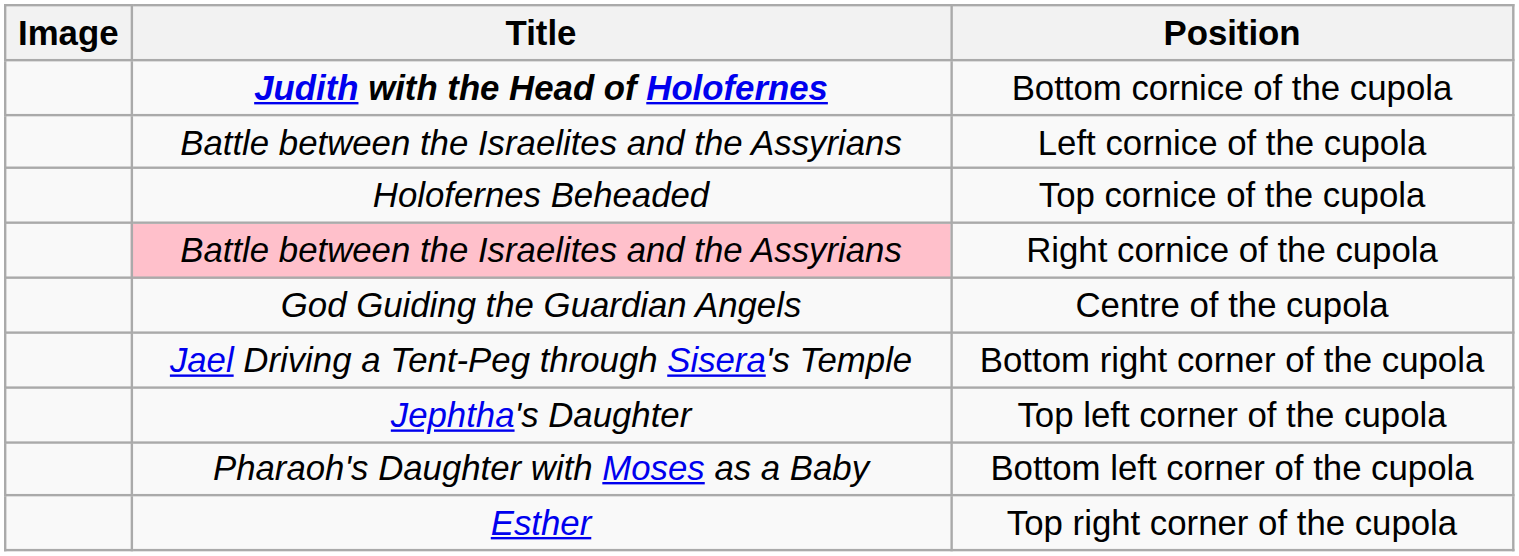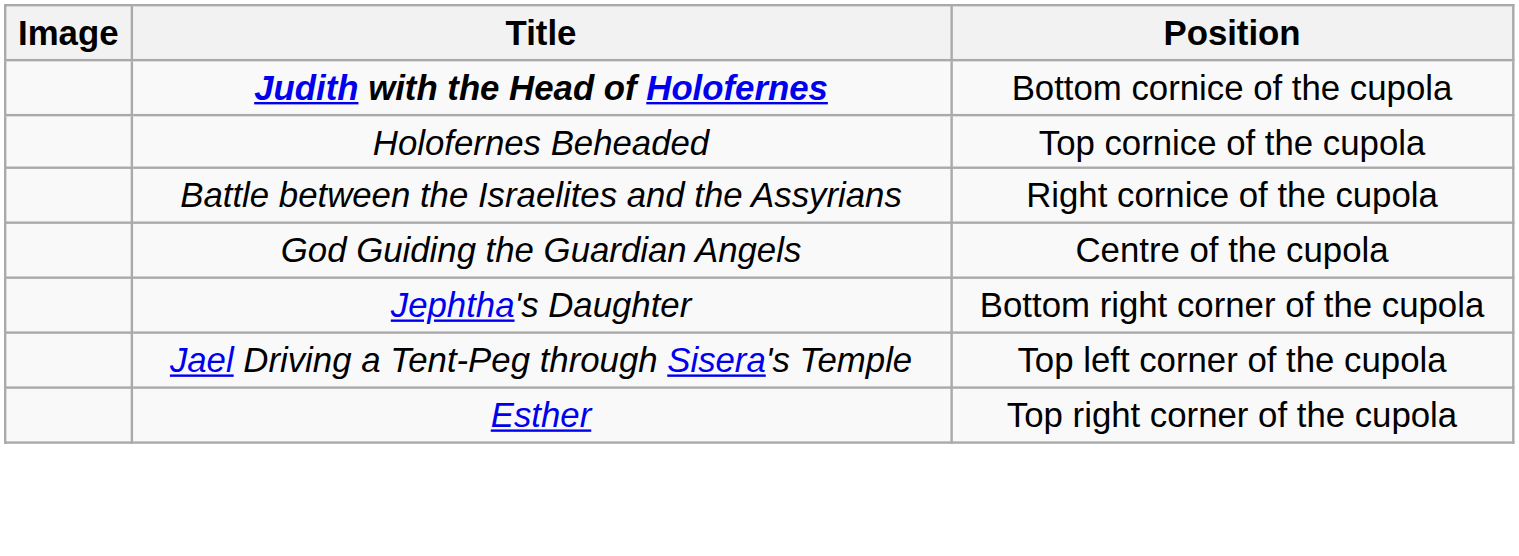- row: (1232, 141)
(541, 250) pink background -> (541, 196) no background
(541, 359) Jael Driving a Tent-Peg through Sisera's Temple -> (541, 305) Jephtha's Daughter
(541, 414) Jephtha's Daughter -> (541, 359) Jael Driving a Tent-Peg through Sisera's Temple
- row: (1232, 468)
